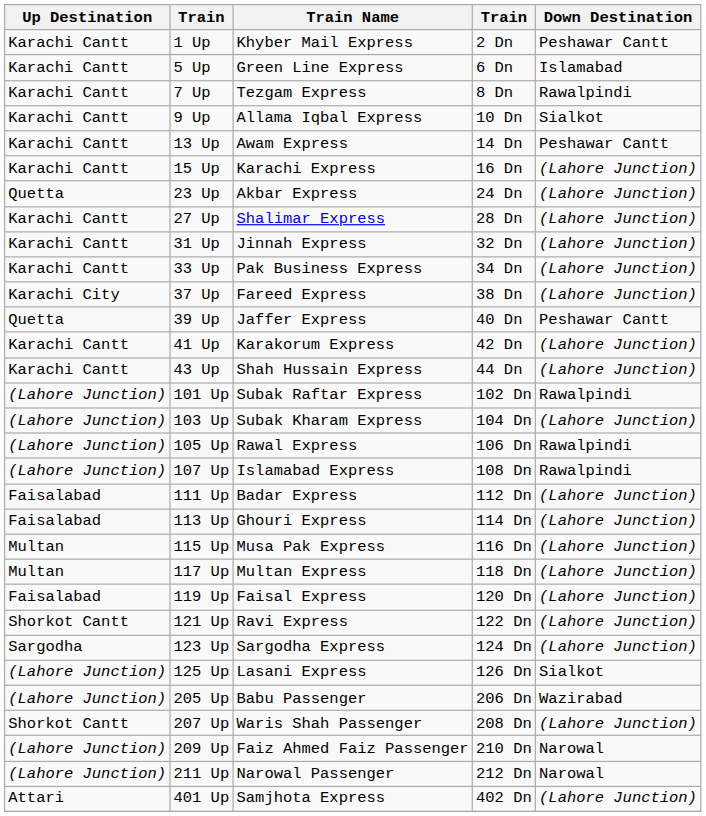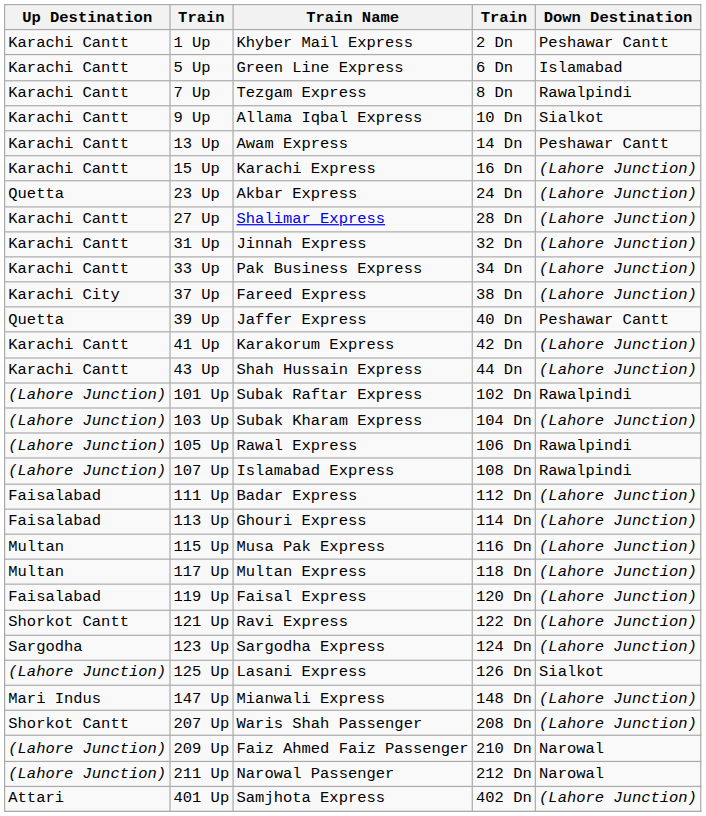+ row: (201, 698)
- row: (201, 698)
